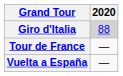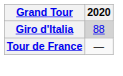- row: (47, 63)
